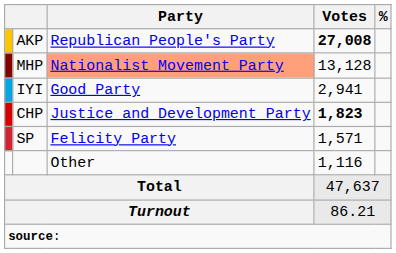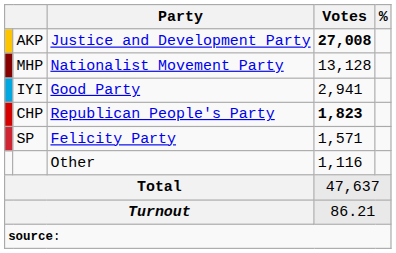(163, 41) Republican People's Party -> (181, 41) Justice and Development Party
(167, 65) lightsalmon background -> (167, 65) no background
(181, 114) Justice and Development Party -> (163, 114) Republican People's Party
